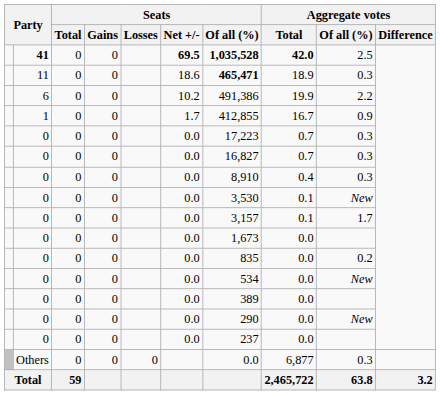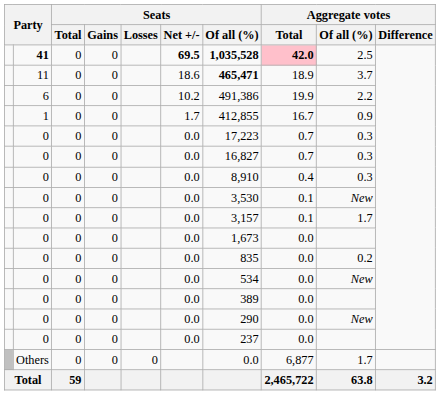(303, 55) no background -> (303, 55) pink background
(365, 75) 0.3 -> (365, 75) 3.7
(365, 359) 0.3 -> (365, 359) 1.7
